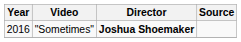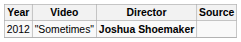(18, 29) 2016 -> (18, 29) 2012
